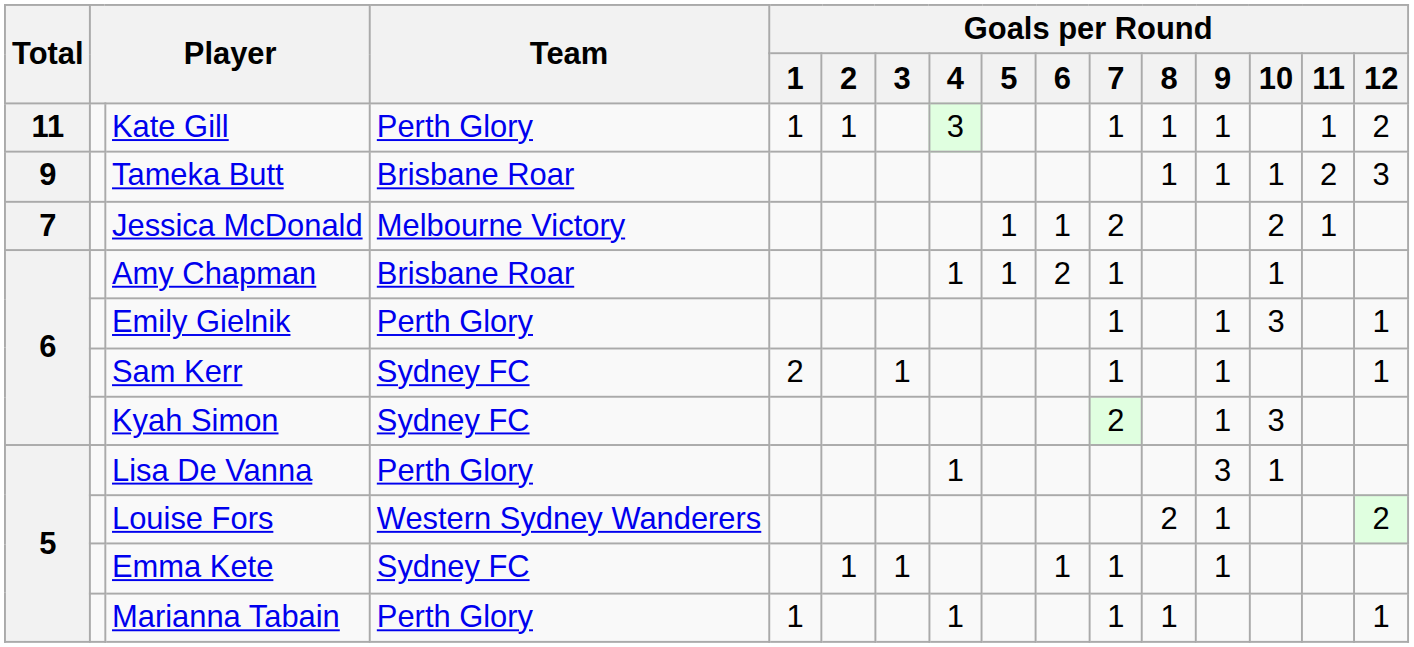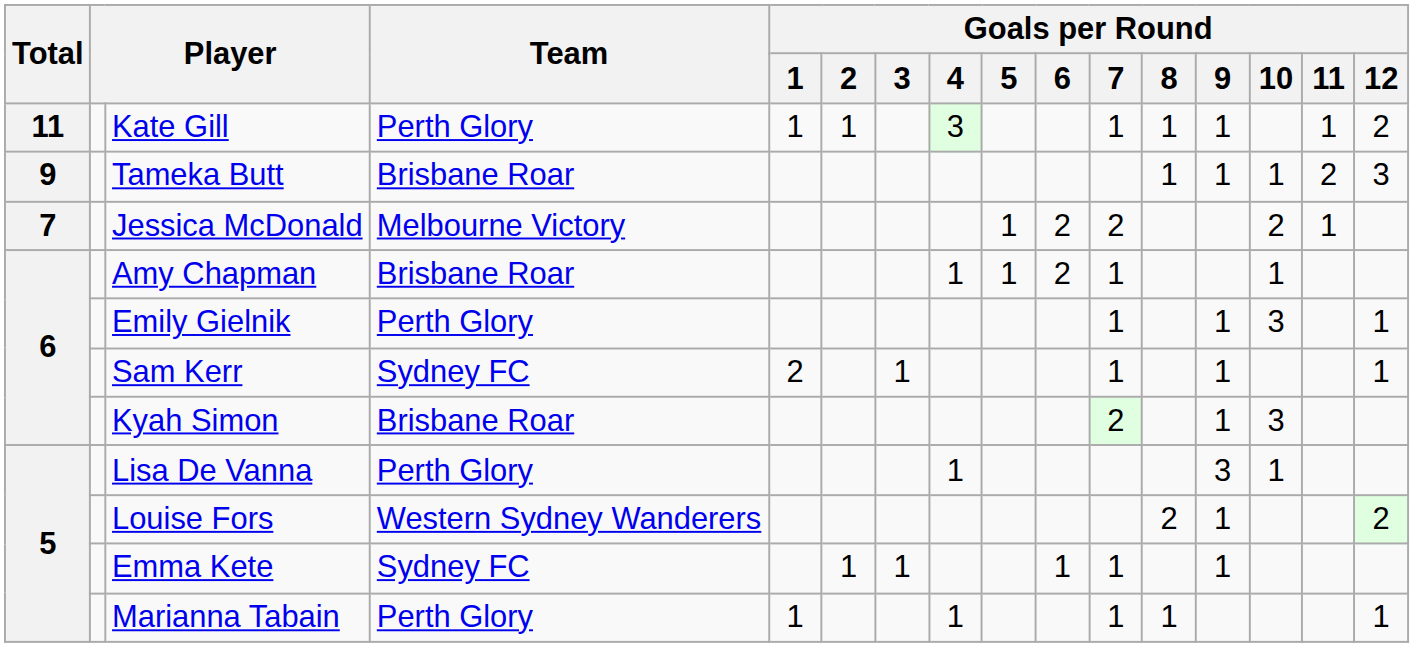(1062, 224) 1 -> (1062, 224) 2
(453, 420) Sydney FC -> (476, 420) Brisbane Roar
